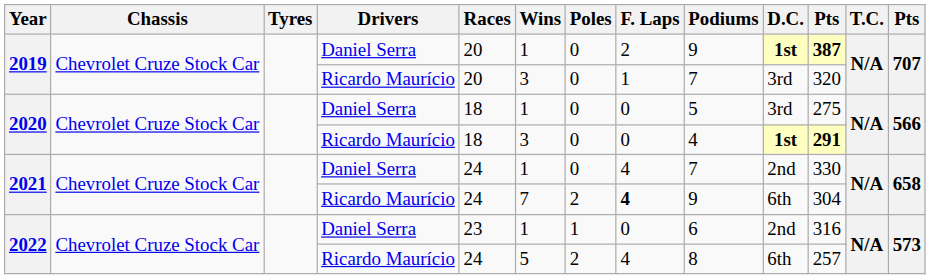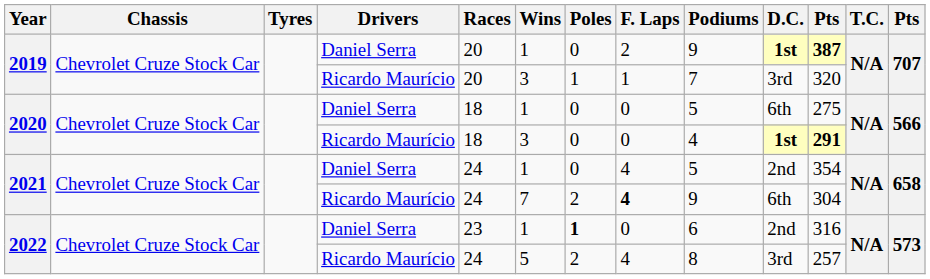(574, 79) 0 -> (574, 79) 1
(780, 109) 3rd -> (779, 109) 6th
(693, 169) 7 -> (693, 169) 5
(827, 169) 330 -> (827, 169) 354
(574, 229) normal -> (574, 229) bold
(779, 259) 6th -> (780, 259) 3rd
